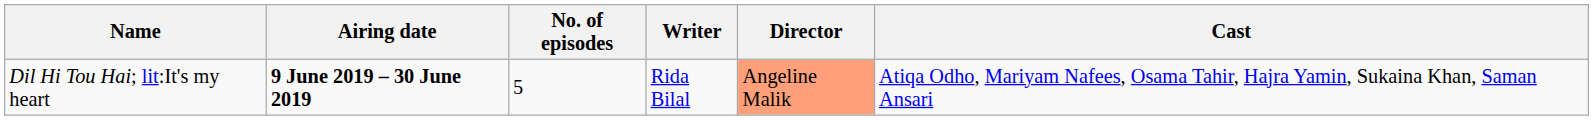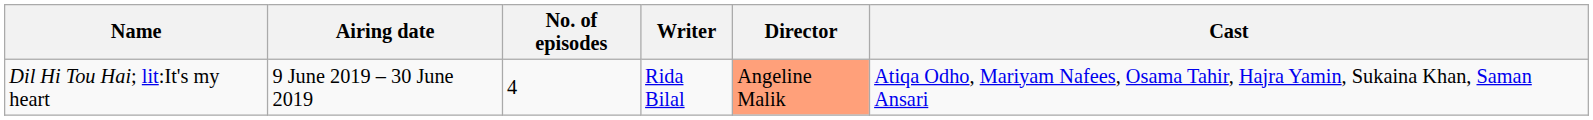(366, 87) bold -> (363, 87) normal
(518, 87) 5 -> (512, 87) 4
